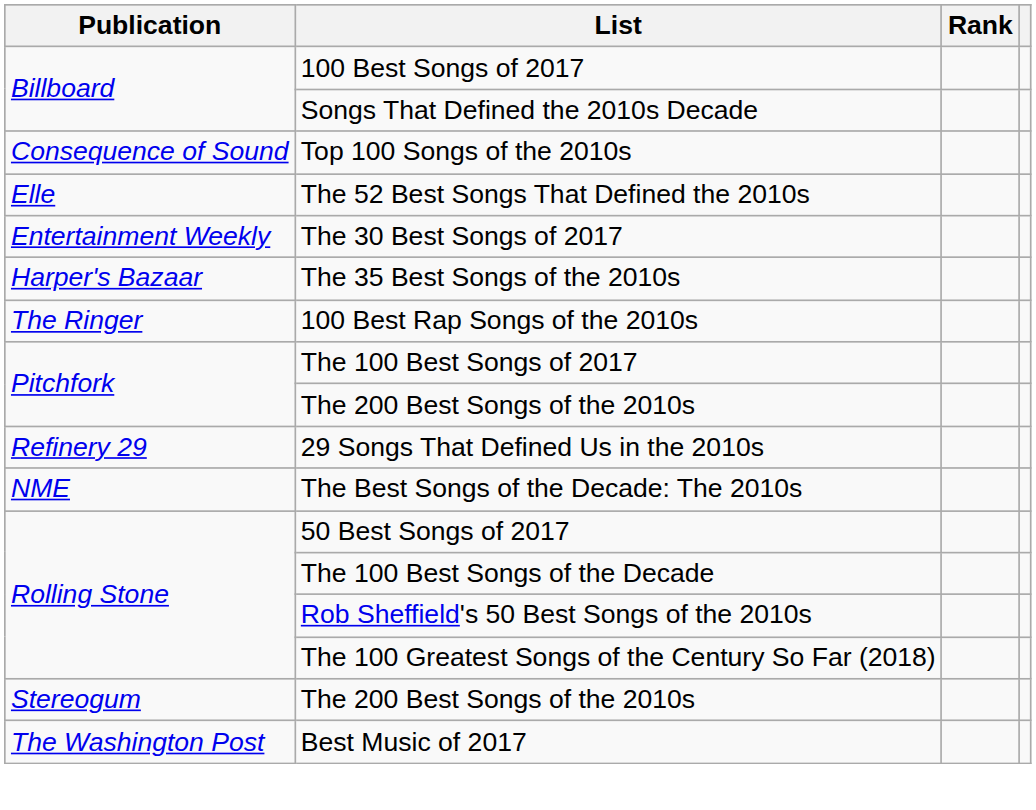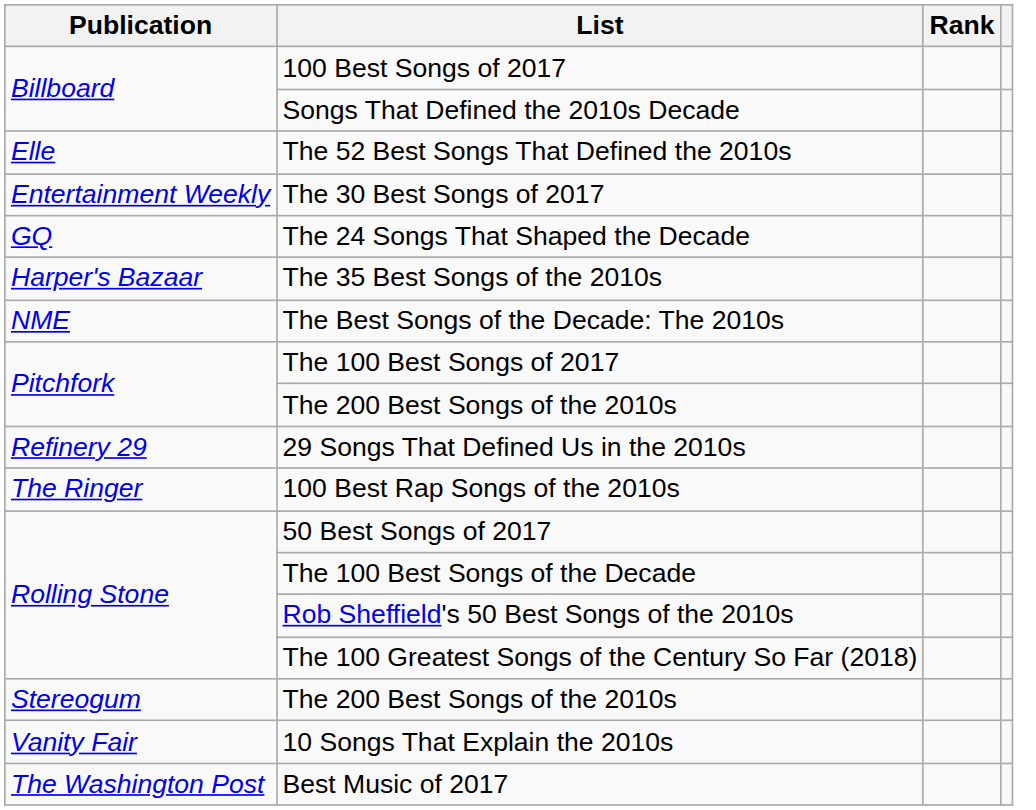- row: (150, 151)
+ row: (32, 236)
rows swapped: (40, 488) <-> (77, 320)
+ row: (74, 741)
